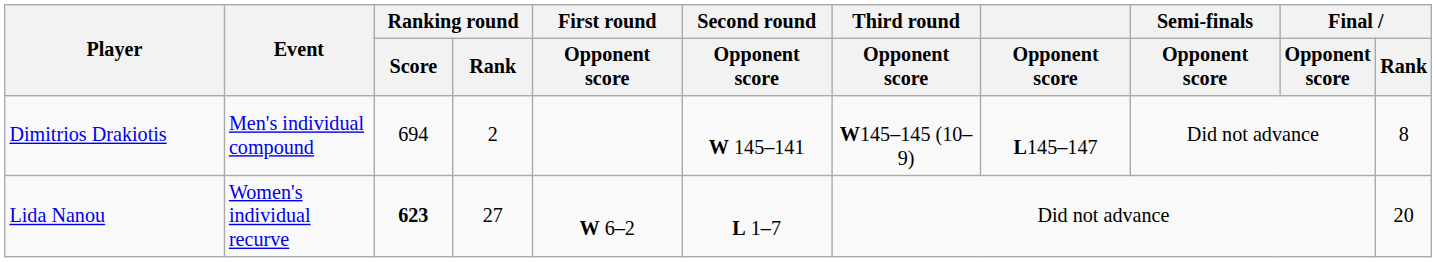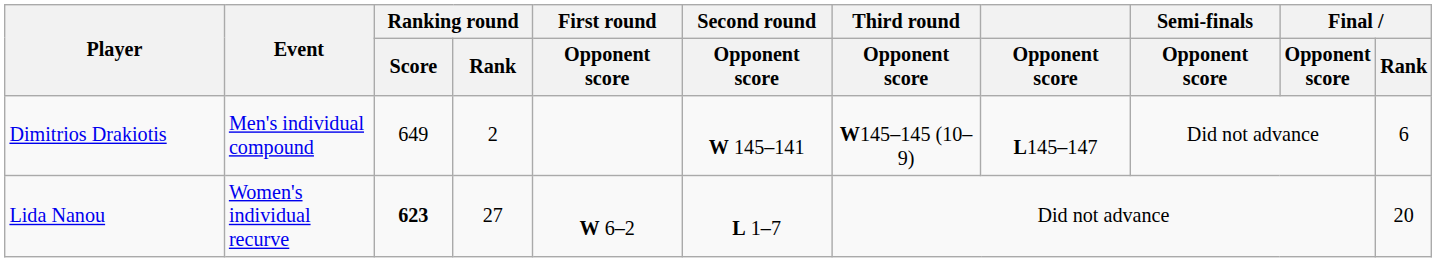(413, 135) 694 -> (413, 135) 649
(1404, 135) 8 -> (1404, 135) 6
